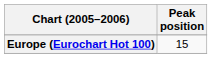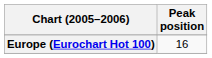(182, 44) 15 -> (182, 44) 16
